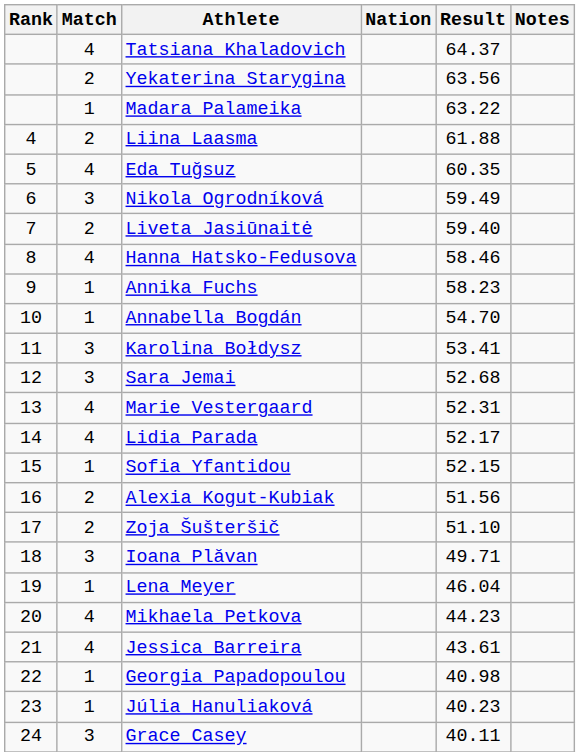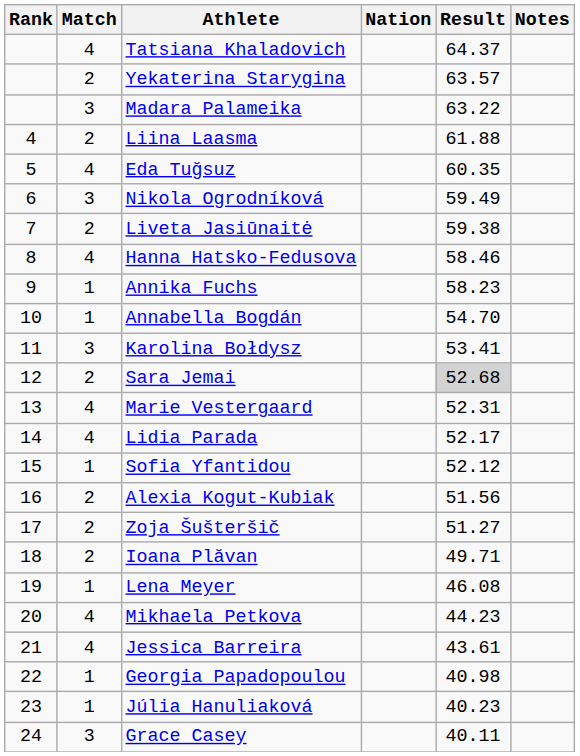(473, 79) 63.56 -> (473, 79) 63.57
(89, 109) 1 -> (89, 109) 3
(473, 229) 59.40 -> (473, 229) 59.38
(89, 378) 3 -> (89, 378) 2
(473, 378) no background -> (473, 378) lightgrey background
(473, 468) 52.15 -> (473, 468) 52.12
(473, 528) 51.10 -> (473, 528) 51.27
(89, 557) 3 -> (89, 557) 2
(473, 587) 46.04 -> (473, 587) 46.08
